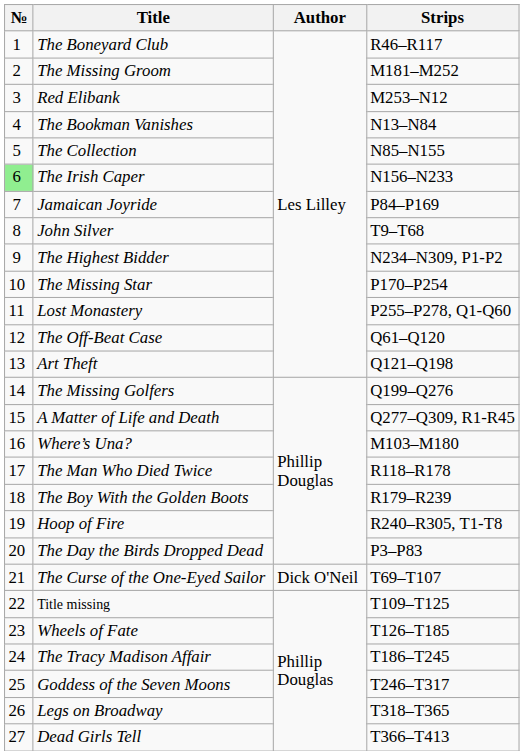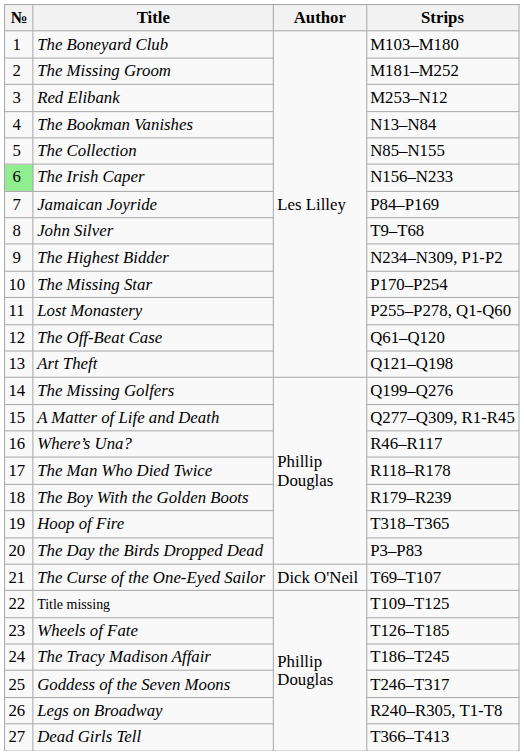(406, 44) R46–R117 -> (414, 44) M103–M180
(414, 444) M103–M180 -> (406, 444) R46–R117
(436, 524) R240–R305, T1-T8 -> (410, 524) T318–T365
(410, 710) T318–T365 -> (436, 710) R240–R305, T1-T8
